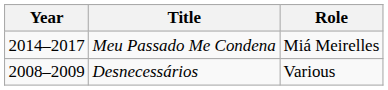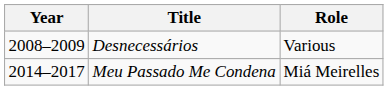rows swapped: (145, 71) <-> (184, 44)
